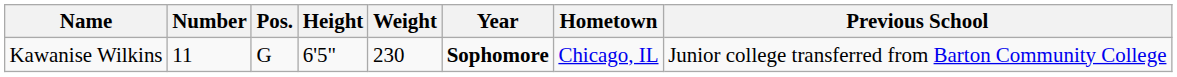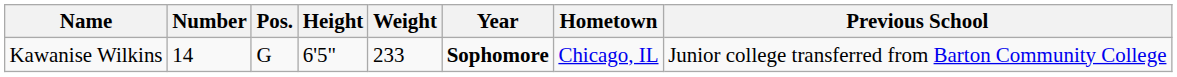(182, 54) 11 -> (183, 54) 14
(389, 54) 230 -> (389, 54) 233
